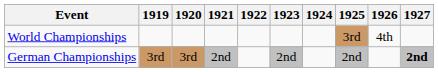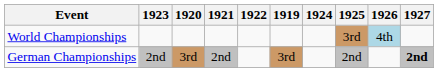columns swapped: (156, 15) <-> (286, 15)
(384, 36) no background -> (384, 36) lightblue background
